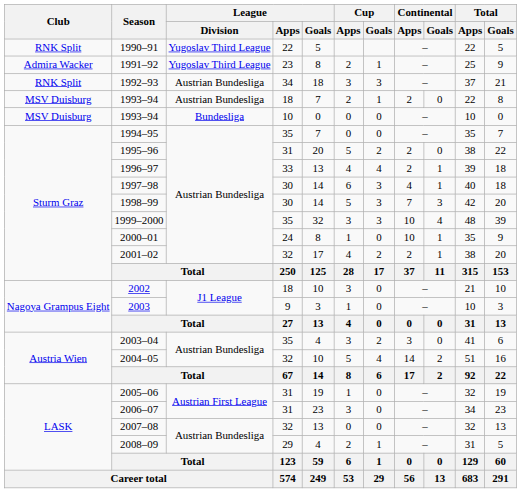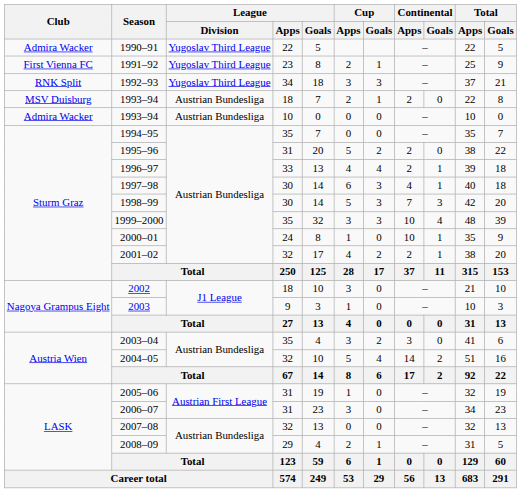(58, 47) RNK Split -> (58, 47) Admira Wacker
(58, 64) Admira Wacker -> (58, 64) First Vienna FC
(220, 82) Austrian Bundesliga -> (220, 82) Yugoslav Third League
(58, 116) MSV Duisburg -> (58, 116) Admira Wacker
(220, 116) Bundesliga -> (220, 116) Austrian Bundesliga
